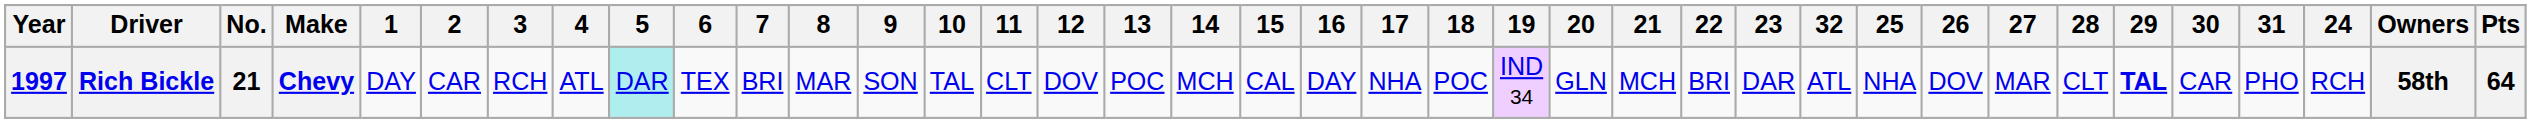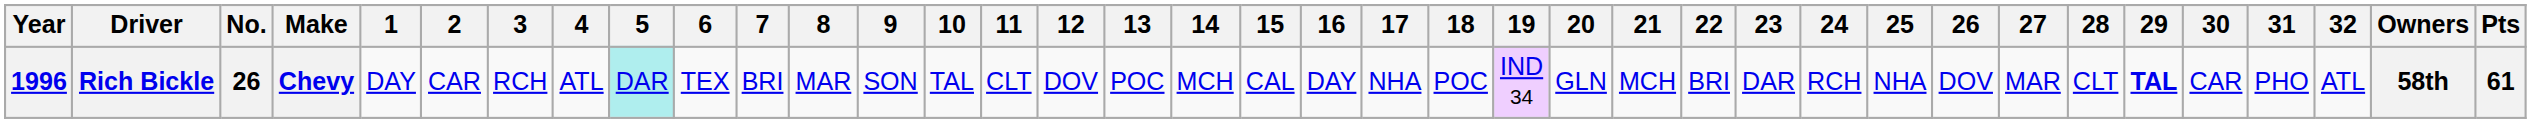columns swapped: (2338, 26) <-> (1829, 26)
(39, 82) 1997 -> (39, 82) 1996
(246, 82) 21 -> (246, 82) 26
(2501, 82) 64 -> (2501, 82) 61
